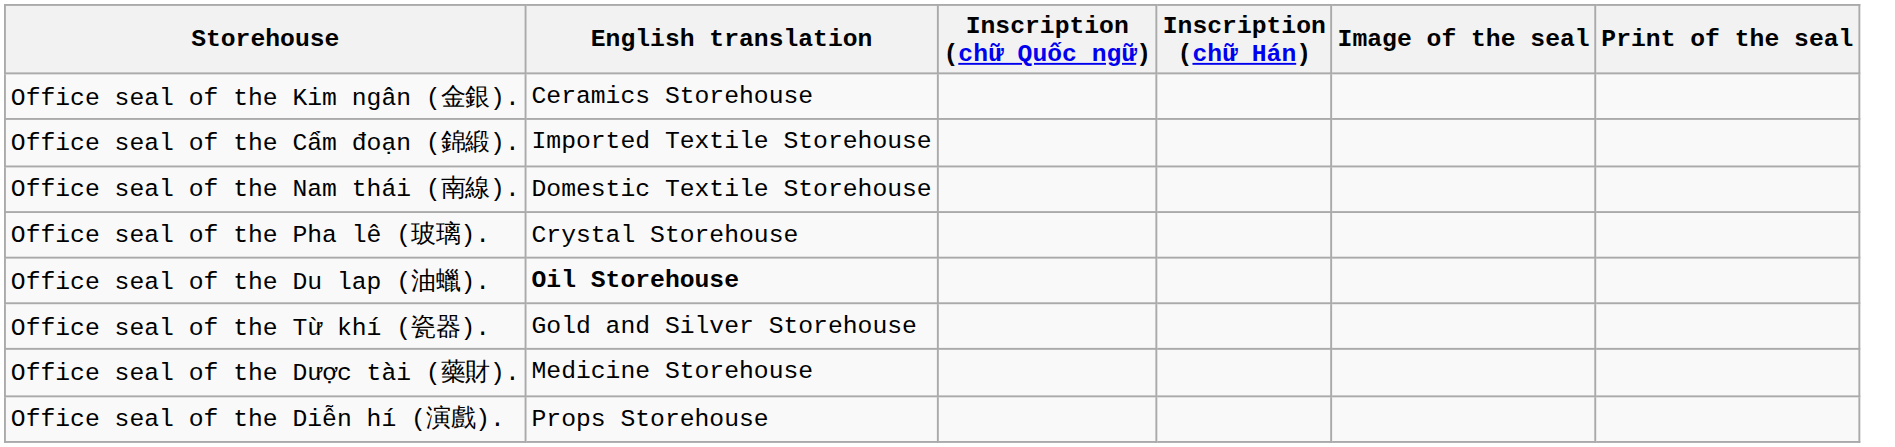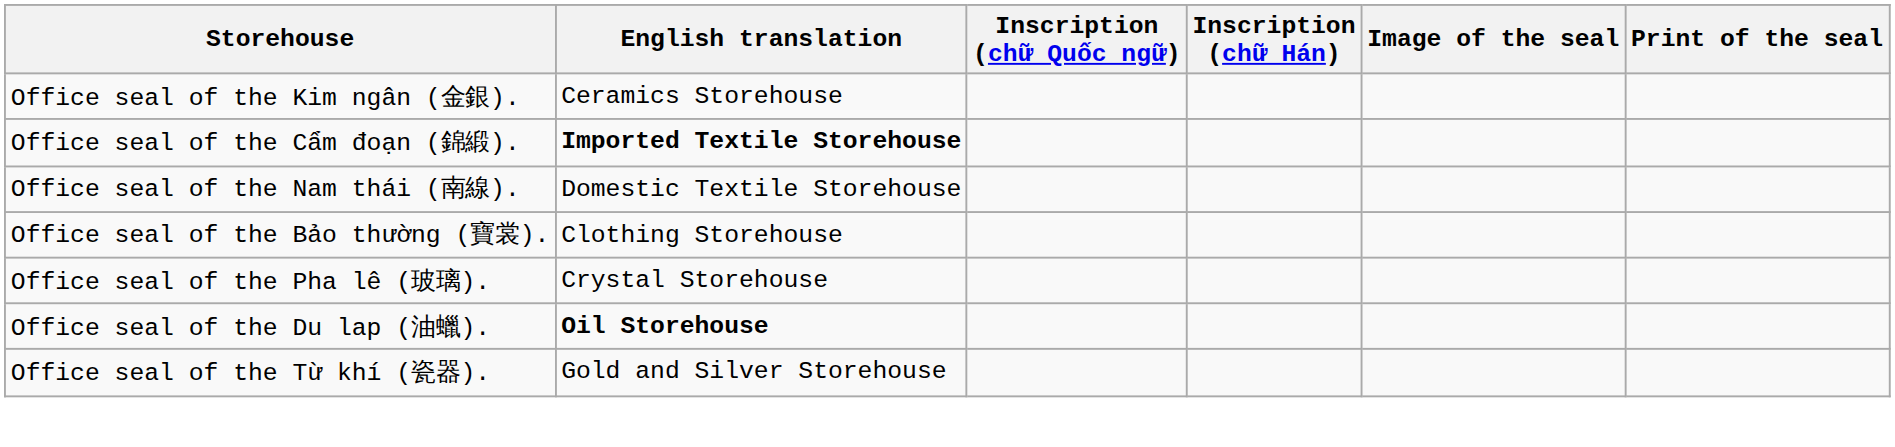(732, 143) normal -> (761, 143) bold
+ row: (280, 236)
- row: (265, 373)
- row: (258, 419)
